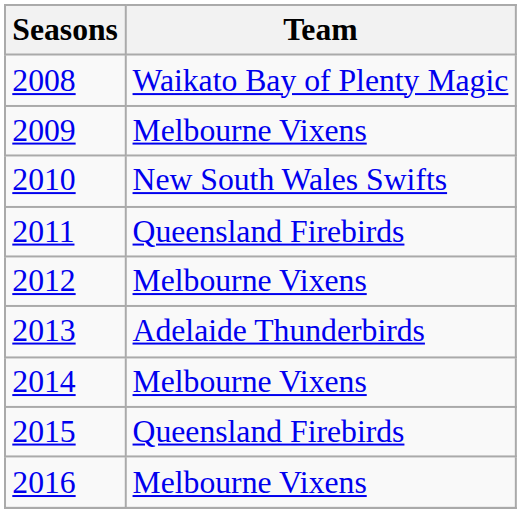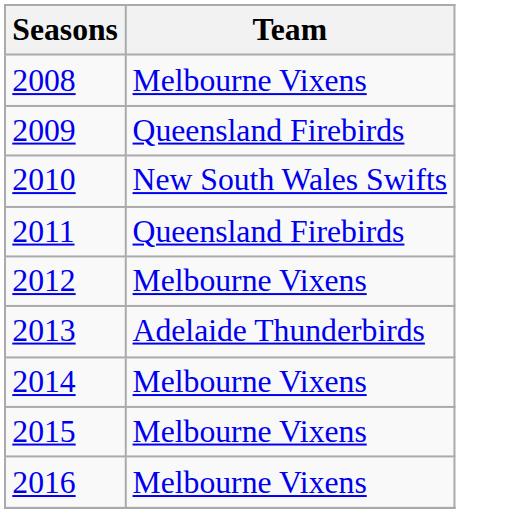(320, 79) Waikato Bay of Plenty Magic -> (250, 79) Melbourne Vixens
(250, 130) Melbourne Vixens -> (268, 130) Queensland Firebirds
(268, 431) Queensland Firebirds -> (250, 431) Melbourne Vixens
